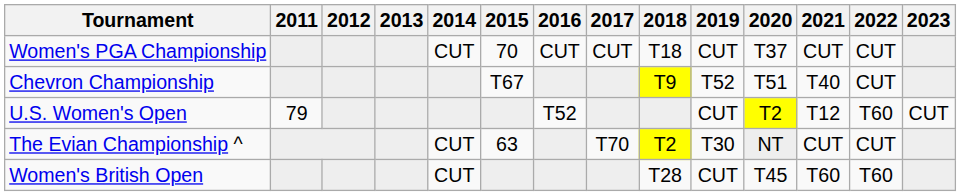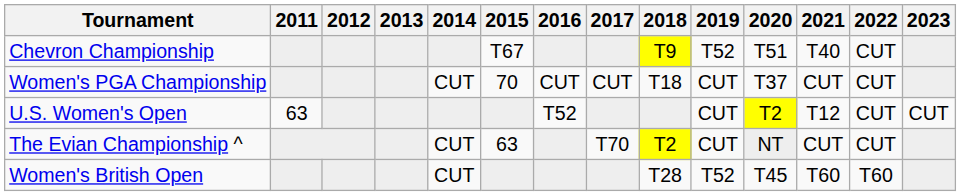rows swapped: (112, 82) <-> (138, 51)
(297, 113) 79 -> (297, 113) 63
(876, 113) T60 -> (876, 113) CUT
(718, 145) T30 -> (718, 145) CUT
(718, 176) CUT -> (718, 176) T52
